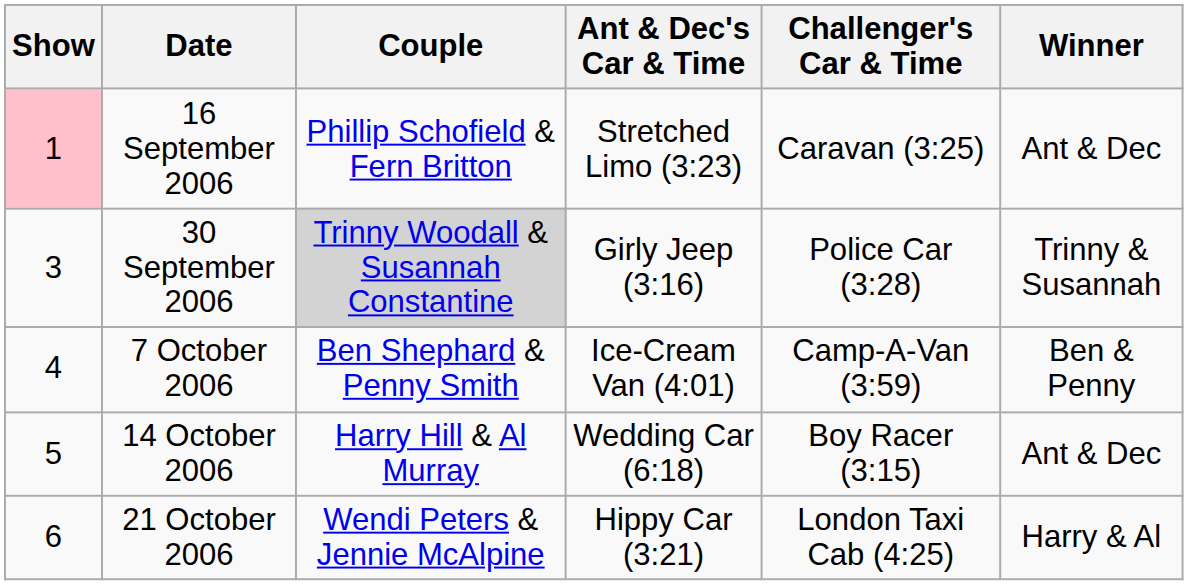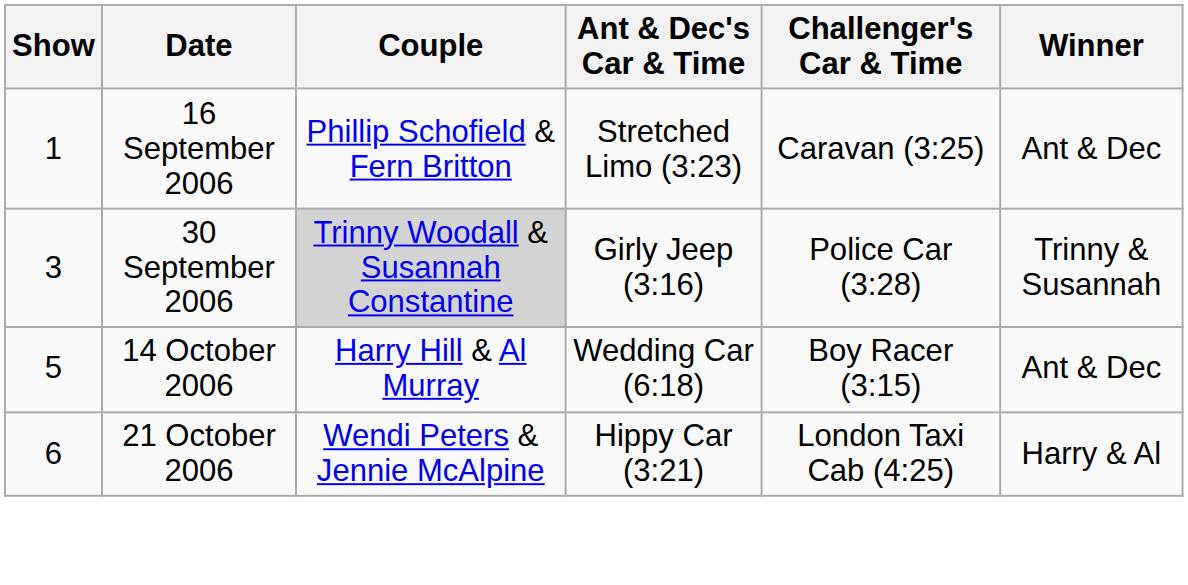(54, 148) pink background -> (54, 148) no background
- row: (199, 368)
